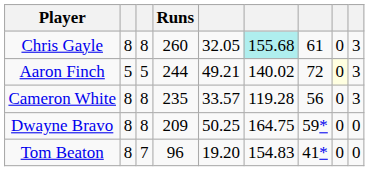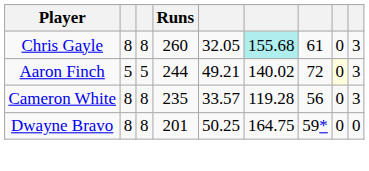(175, 125) 209 -> (175, 125) 201
- row: (62, 152)
